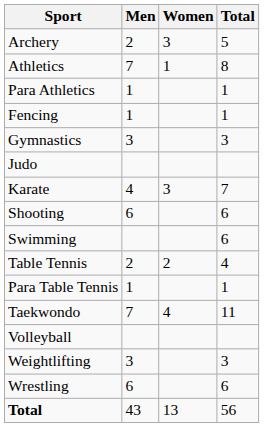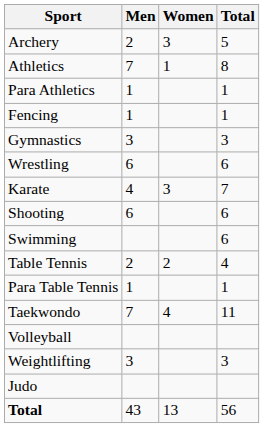rows swapped: (23, 164) <-> (38, 386)
